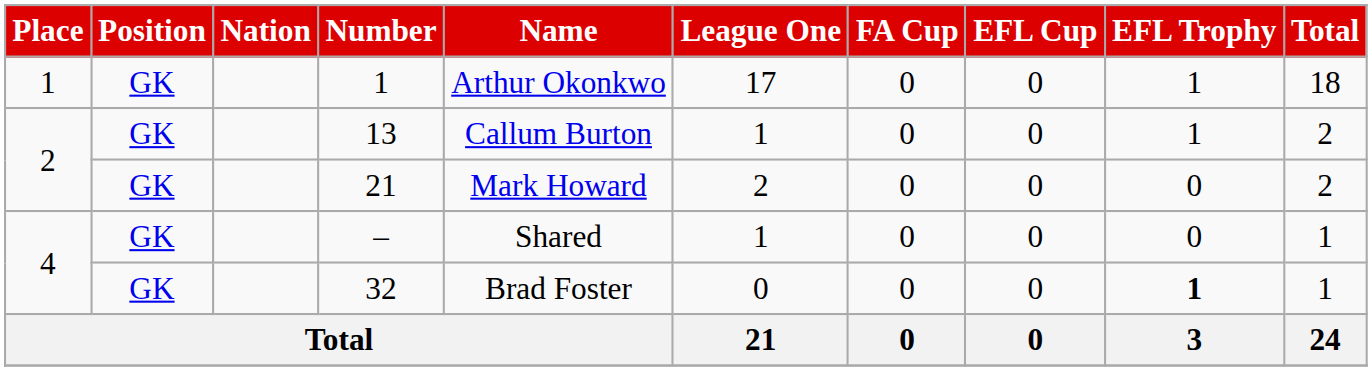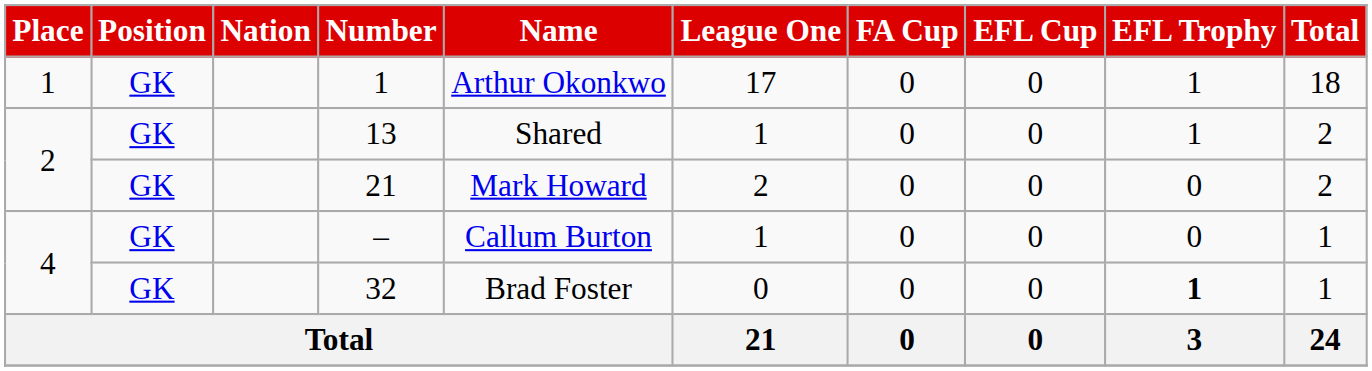(559, 133) Callum Burton -> (558, 133) Shared
(558, 237) Shared -> (559, 237) Callum Burton
